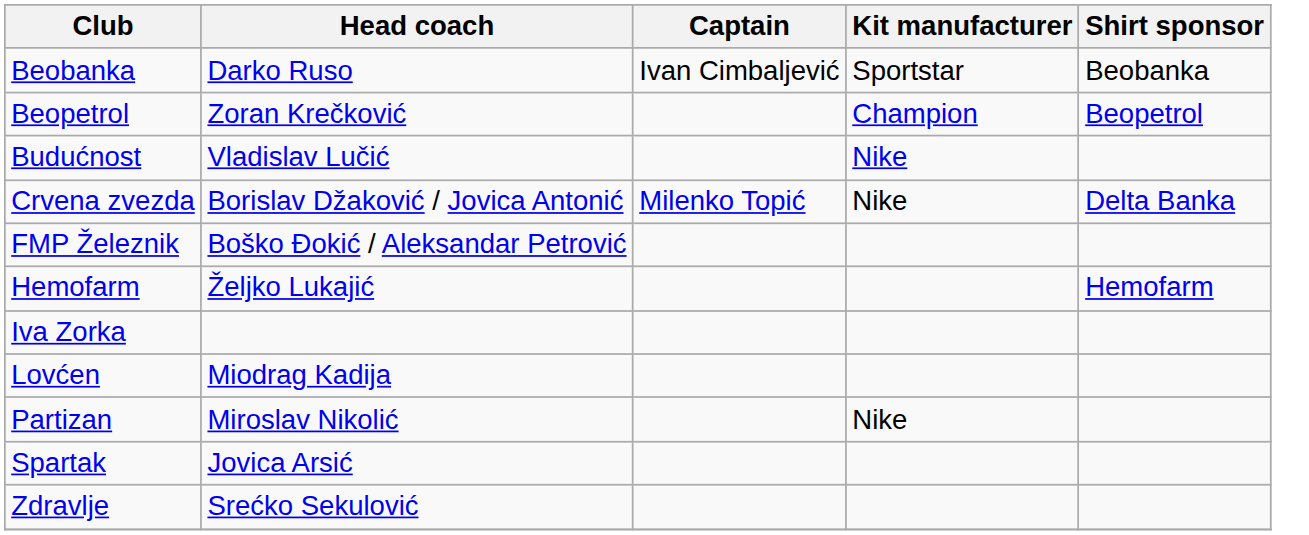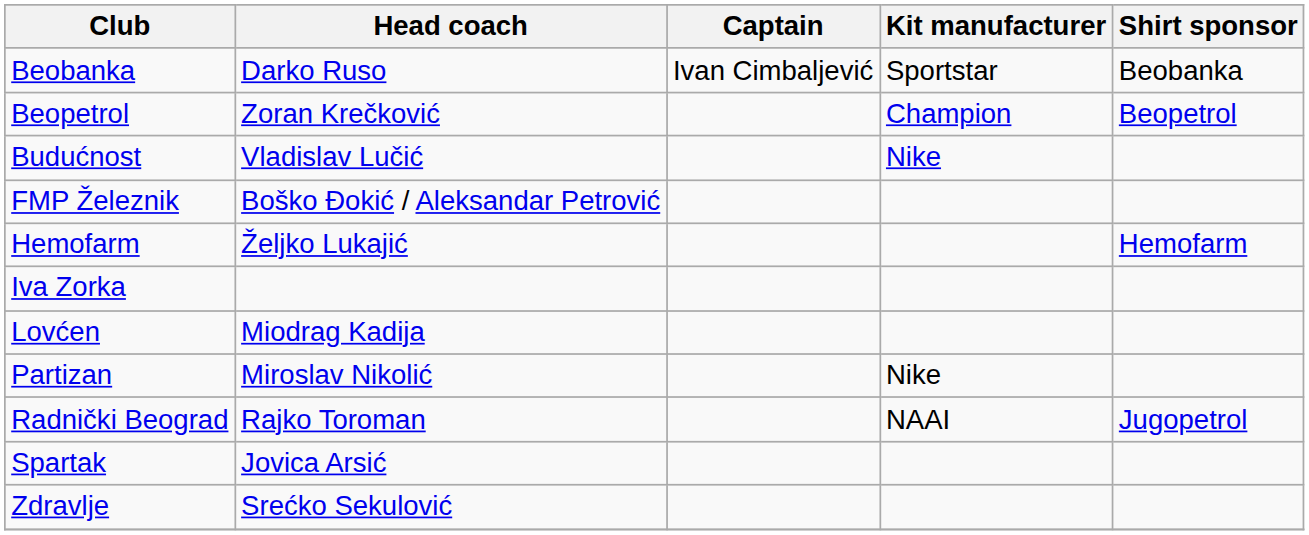- row: (103, 200)
+ row: (120, 419)
